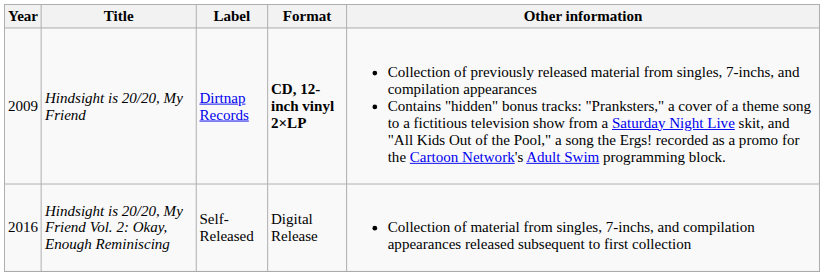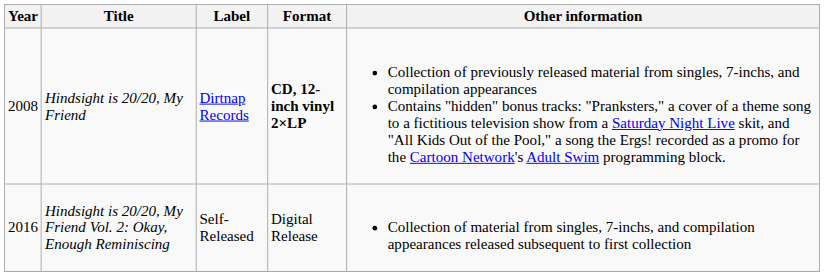(23, 106) 2009 -> (23, 106) 2008
